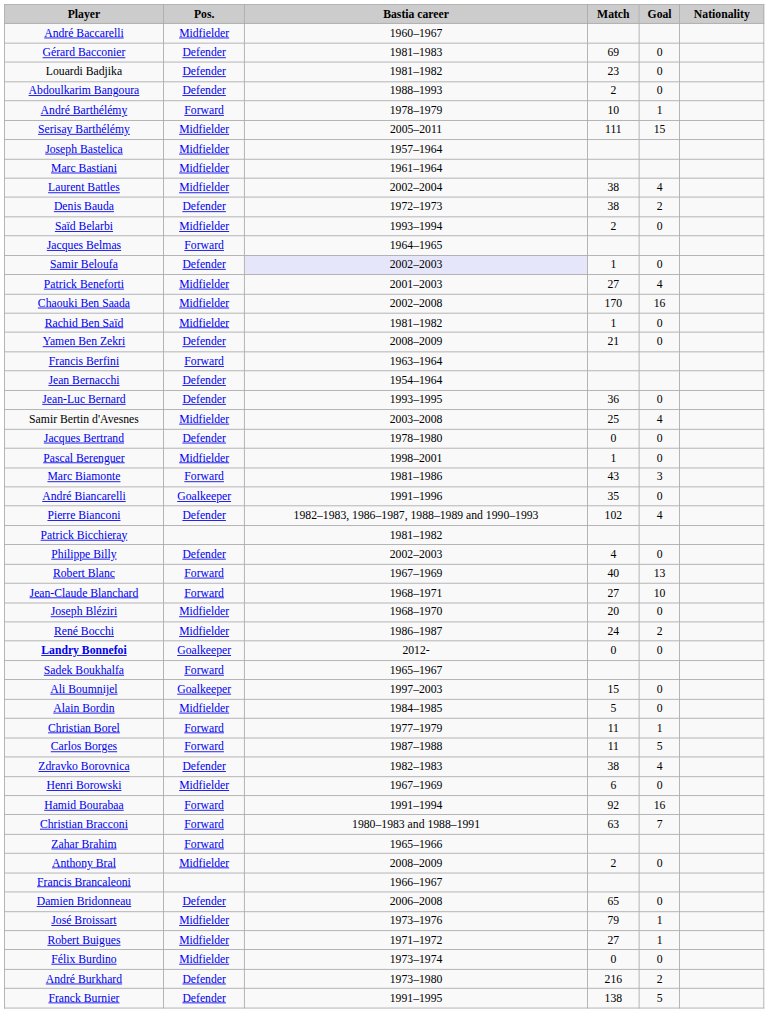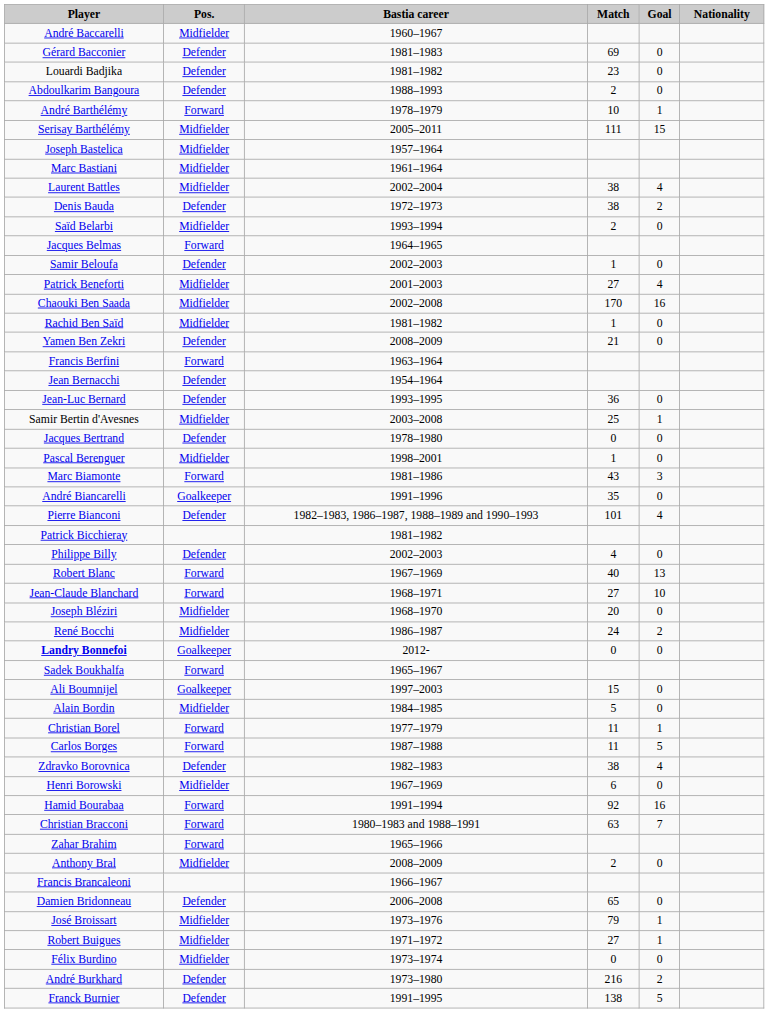(416, 264) lavender background -> (416, 264) no background
(660, 418) 4 -> (660, 418) 1
(613, 515) 102 -> (613, 515) 101
